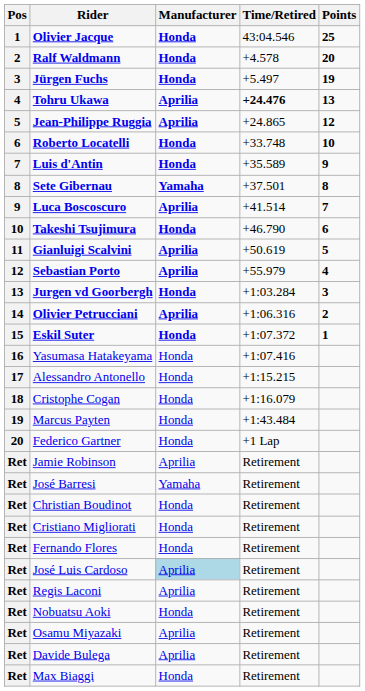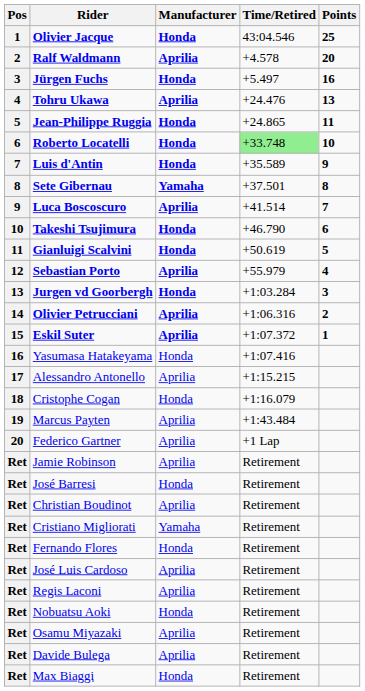(177, 57) Honda -> (178, 57) Aprilia
(328, 79) 19 -> (328, 79) 16
(264, 100) bold -> (264, 100) normal
(178, 121) Aprilia -> (177, 121) Honda
(328, 121) 12 -> (328, 121) 11
(264, 143) no background -> (264, 143) lightgreen background
(178, 249) Aprilia -> (177, 249) Honda
(177, 334) Honda -> (178, 334) Aprilia
(176, 377) Honda -> (177, 377) Aprilia
(176, 420) Honda -> (177, 420) Aprilia
(176, 441) Honda -> (177, 441) Aprilia
(179, 484) Yamaha -> (176, 484) Honda
(176, 505) Honda -> (177, 505) Aprilia
(176, 526) Honda -> (179, 526) Yamaha
(177, 569) lightblue background -> (177, 569) no background
